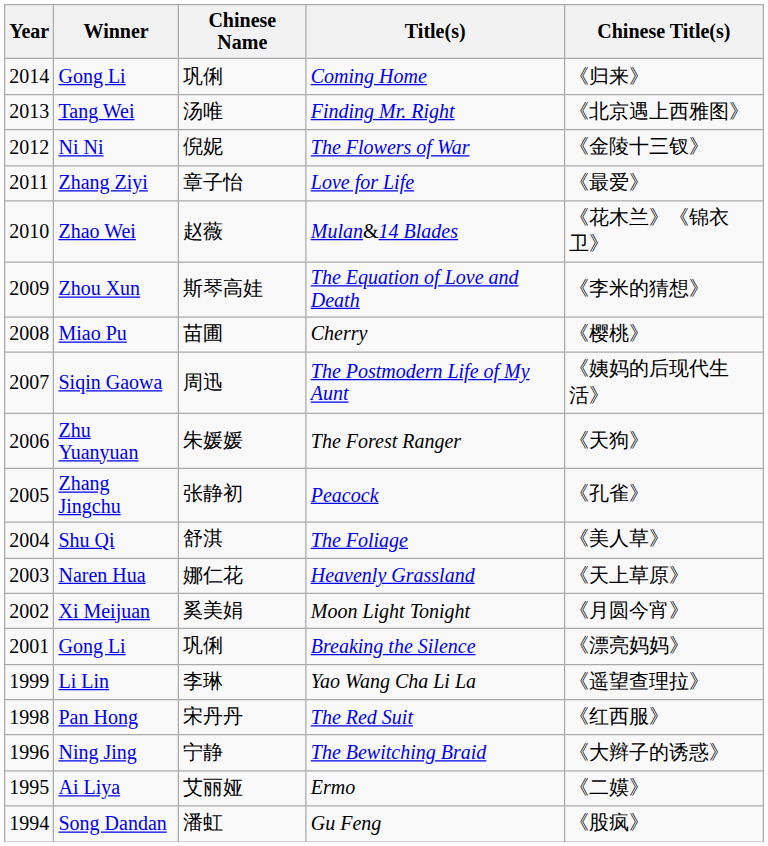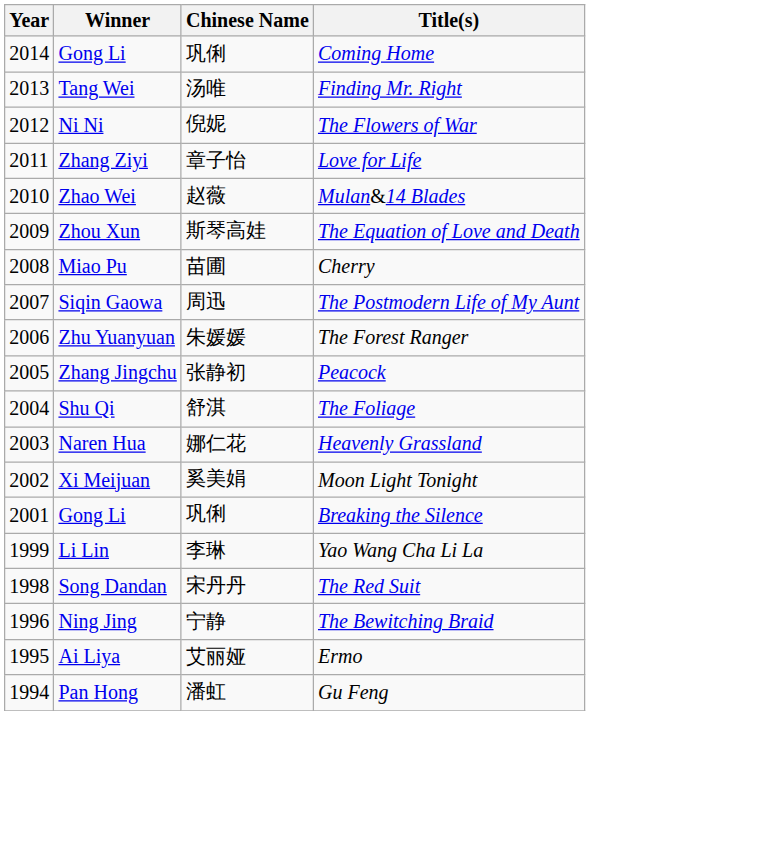- column: (664, 31)
(98, 717) Pan Hong -> (113, 585) Song Dandan
(113, 823) Song Dandan -> (98, 692) Pan Hong
